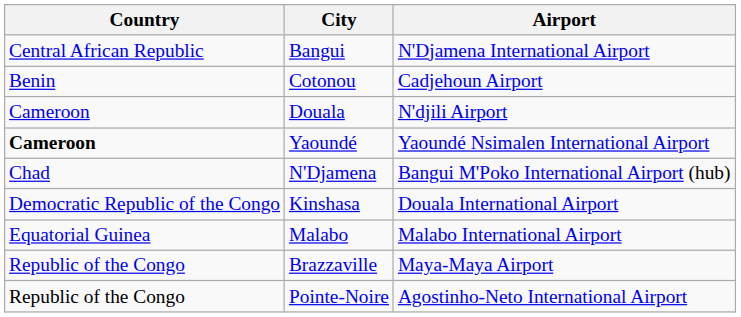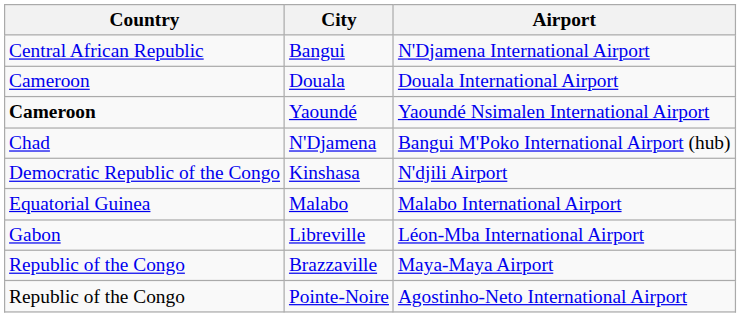- row: (322, 81)
(453, 111) N'djili Airport -> (508, 81) Douala International Airport
(508, 204) Douala International Airport -> (453, 173) N'djili Airport
+ row: (327, 234)
